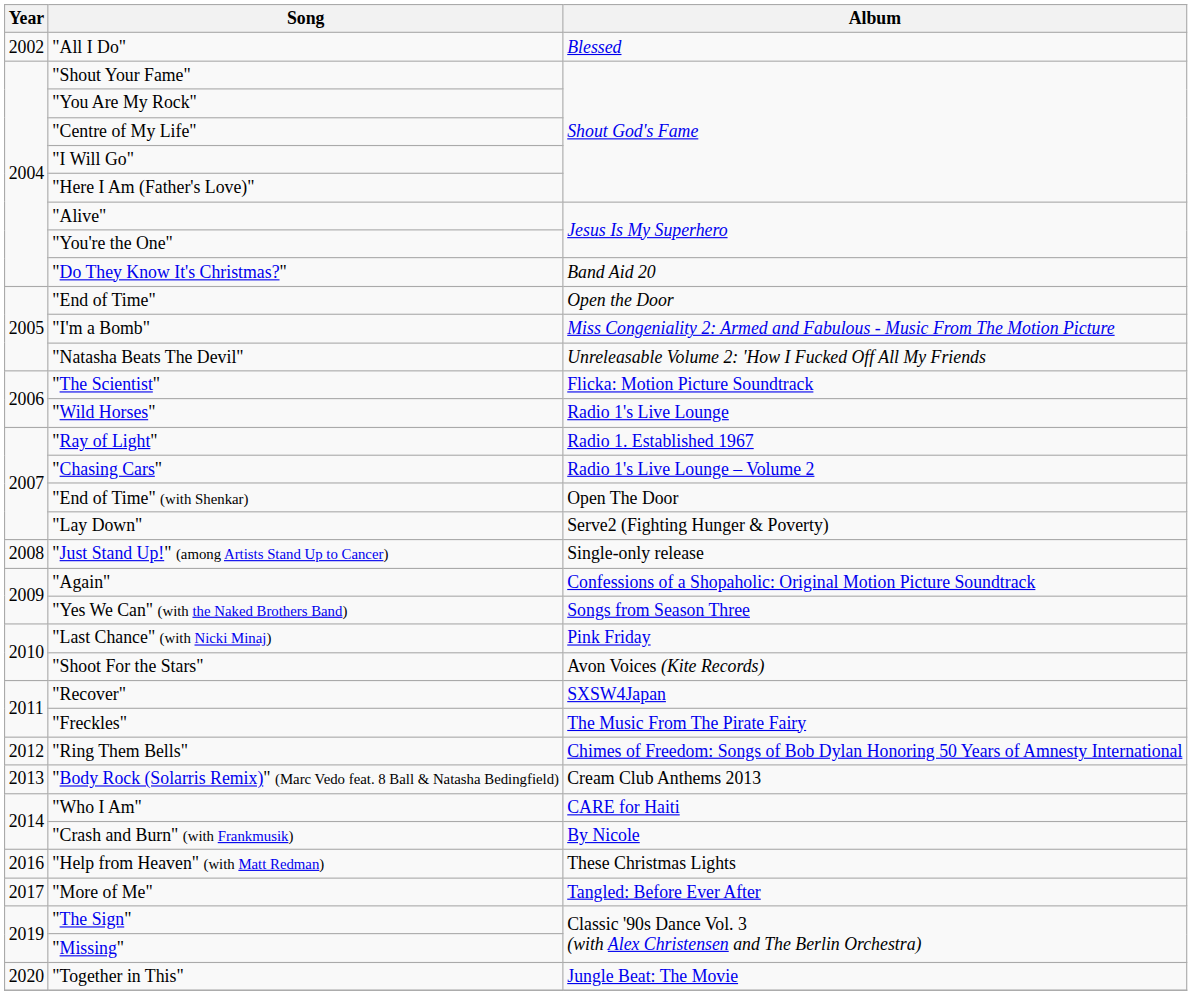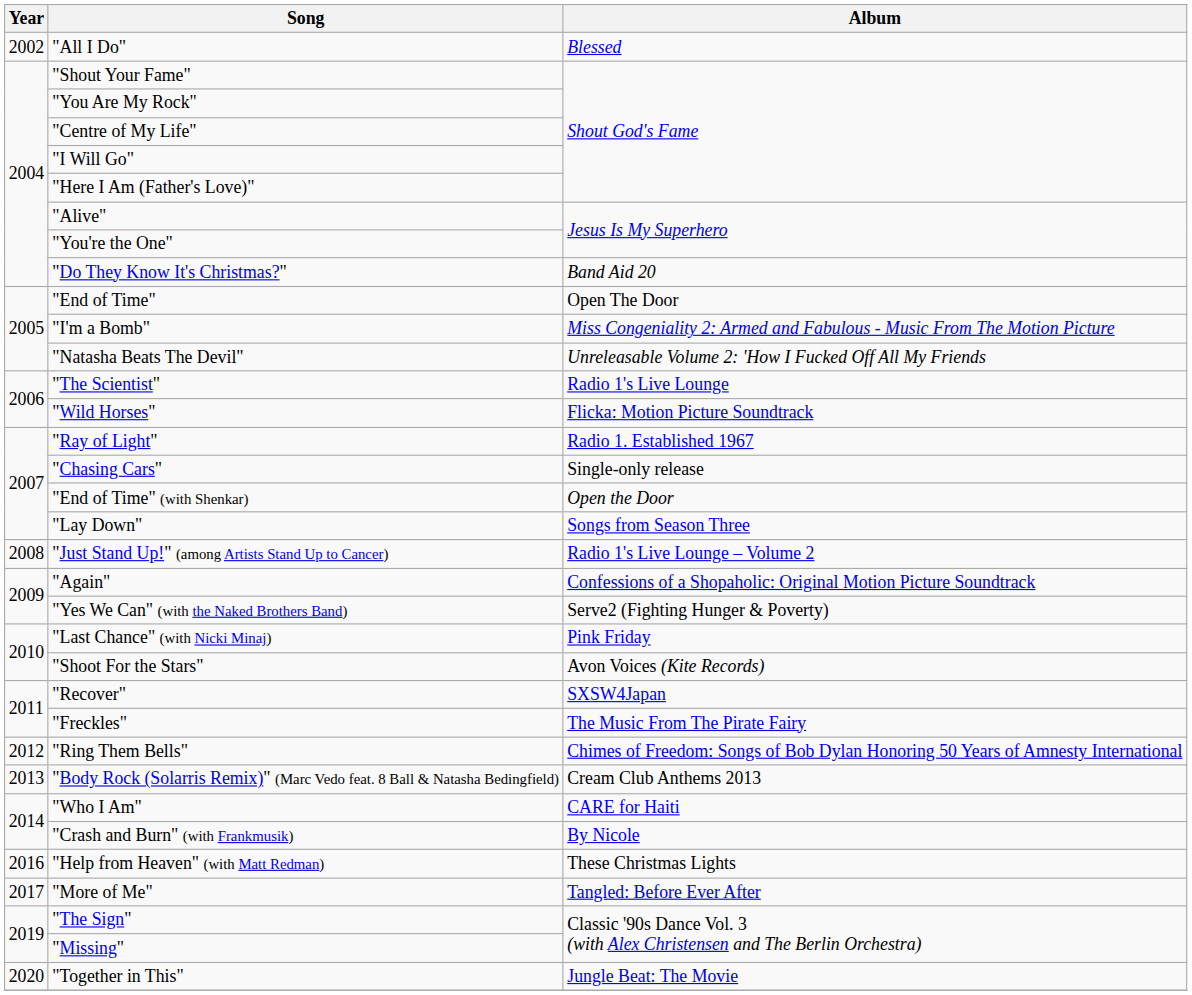(621, 300) Open the Door -> (623, 300) Open The Door
(690, 384) Flicka: Motion Picture Soundtrack -> (648, 384) Radio 1's Live Lounge
(648, 412) Radio 1's Live Lounge -> (690, 412) Flicka: Motion Picture Soundtrack
(691, 469) Radio 1's Live Lounge – Volume 2 -> (636, 469) Single-only release
(623, 497) Open The Door -> (621, 497) Open the Door
(698, 525) Serve2 (Fighting Hunger & Poverty) -> (659, 525) Songs from Season Three
(636, 553) Single-only release -> (691, 553) Radio 1's Live Lounge – Volume 2
(659, 610) Songs from Season Three -> (698, 610) Serve2 (Fighting Hunger & Poverty)
